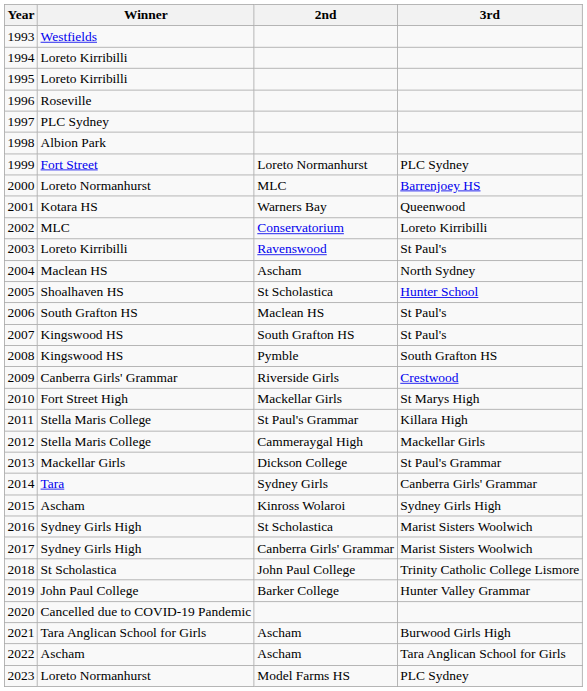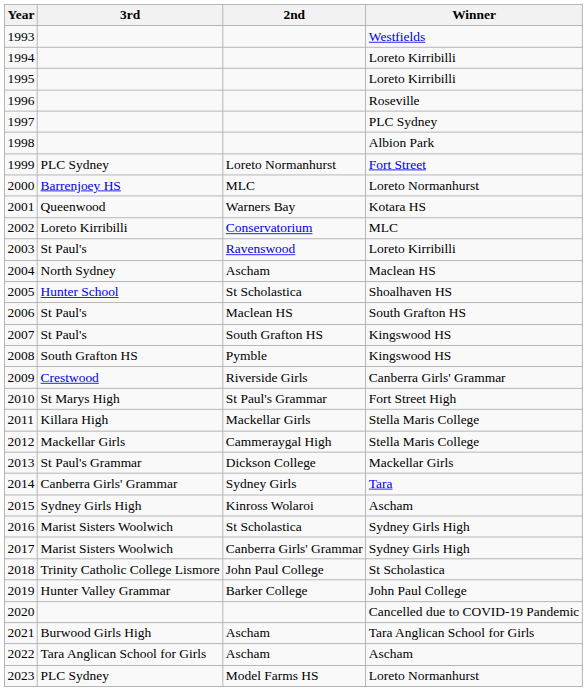columns swapped: (146, 15) <-> (490, 15)
(300, 398) Mackellar Girls -> (276, 398) St Paul's Grammar
(308, 420) St Paul's Grammar -> (268, 420) Mackellar Girls
